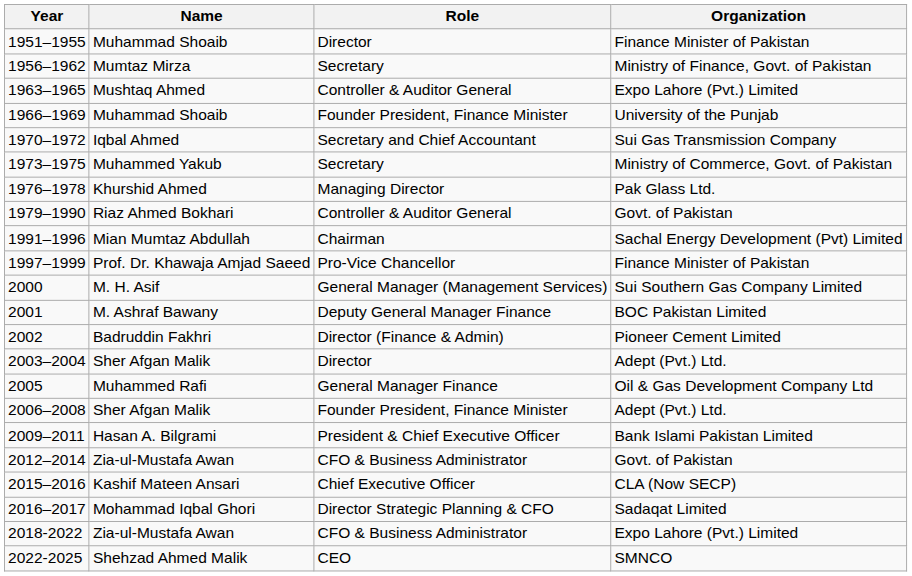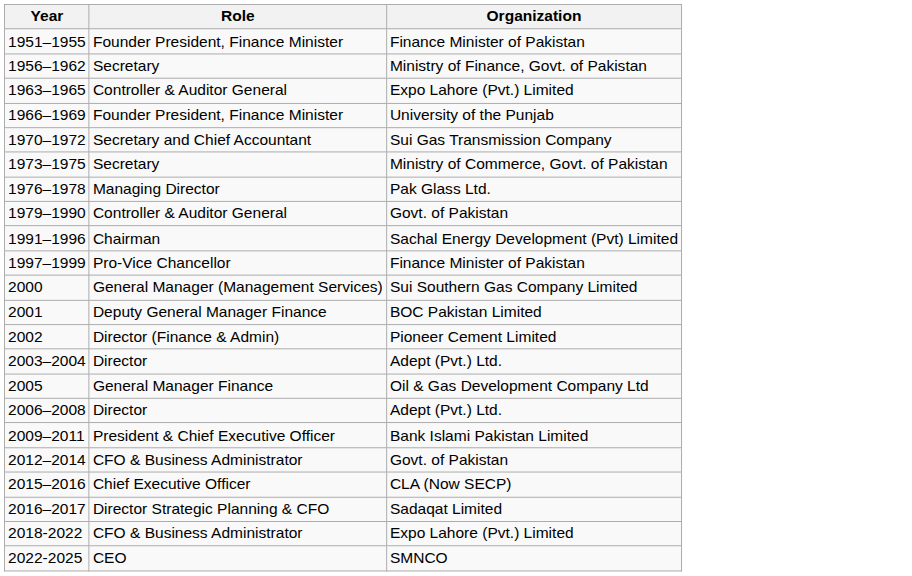- column: (202, 16)
(345, 41) Director -> (218, 41) Founder President, Finance Minister
(443, 410) Founder President, Finance Minister -> (120, 410) Director
